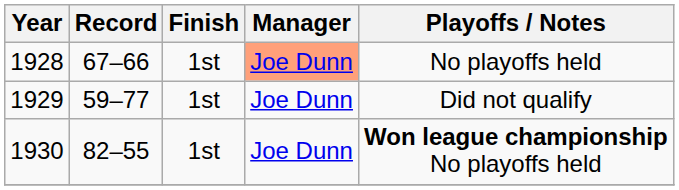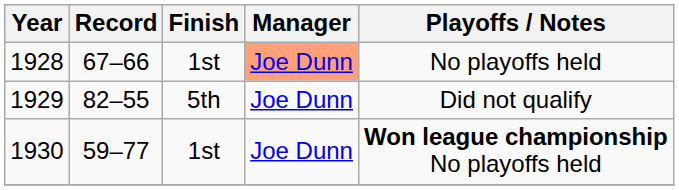(116, 99) 59–77 -> (116, 99) 82–55
(204, 99) 1st -> (204, 99) 5th
(116, 151) 82–55 -> (116, 151) 59–77
